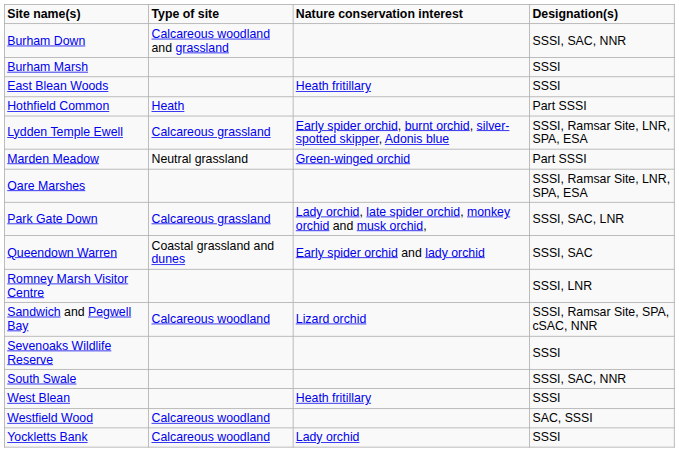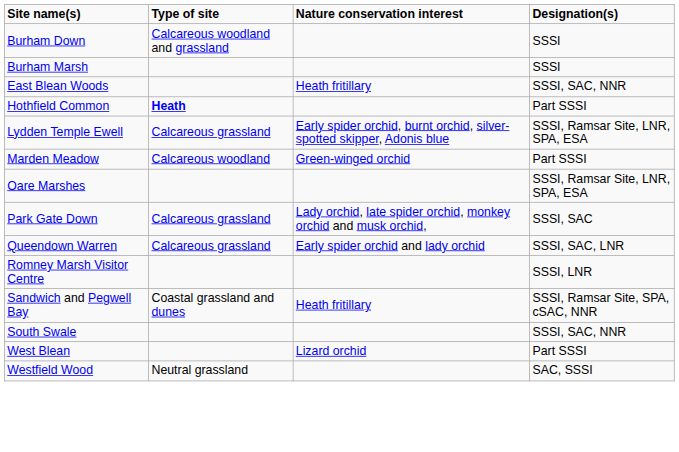(579, 40) SSSI, SAC, NNR -> (547, 40) SSSI
(547, 86) SSSI -> (579, 86) SSSI, SAC, NNR
(168, 106) normal -> (169, 106) bold
(200, 159) Neutral grassland -> (211, 159) Calcareous woodland
(578, 219) SSSI, SAC, LNR -> (563, 219) SSSI, SAC
(213, 252) Coastal grassland and dunes -> (211, 245) Calcareous grassland
(563, 252) SSSI, SAC -> (578, 245) SSSI, SAC, LNR
(211, 319) Calcareous woodland -> (213, 305) Coastal grassland and dunes
(331, 319) Lizard orchid -> (333, 305) Heath fritillary
- row: (59, 352)
(333, 398) Heath fritillary -> (331, 351) Lizard orchid
(547, 398) SSSI -> (560, 351) Part SSSI
(211, 418) Calcareous woodland -> (200, 370) Neutral grassland
- row: (47, 437)
